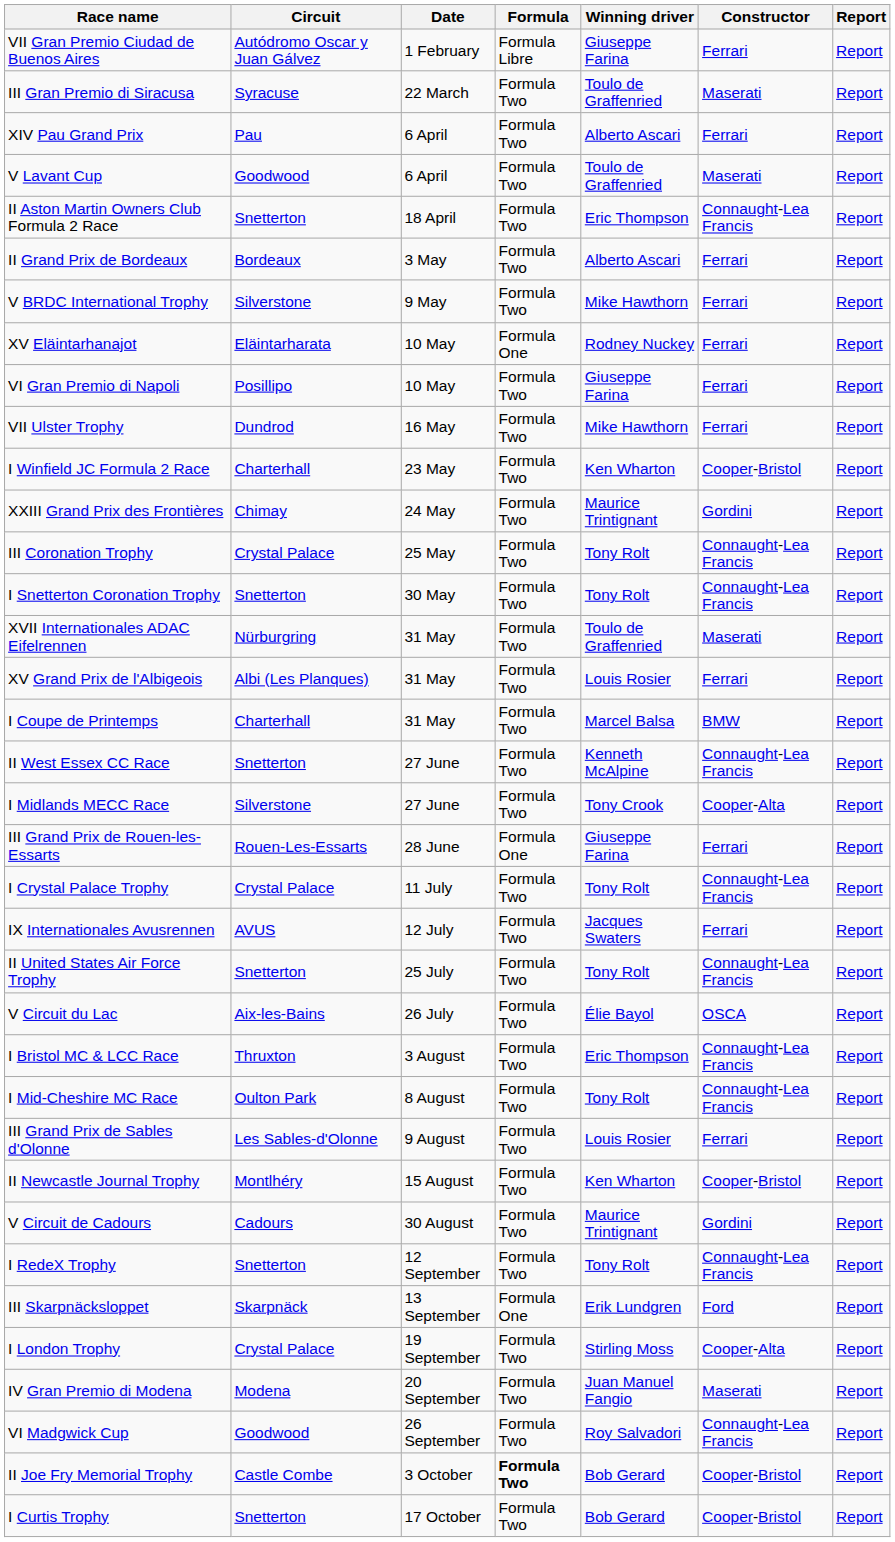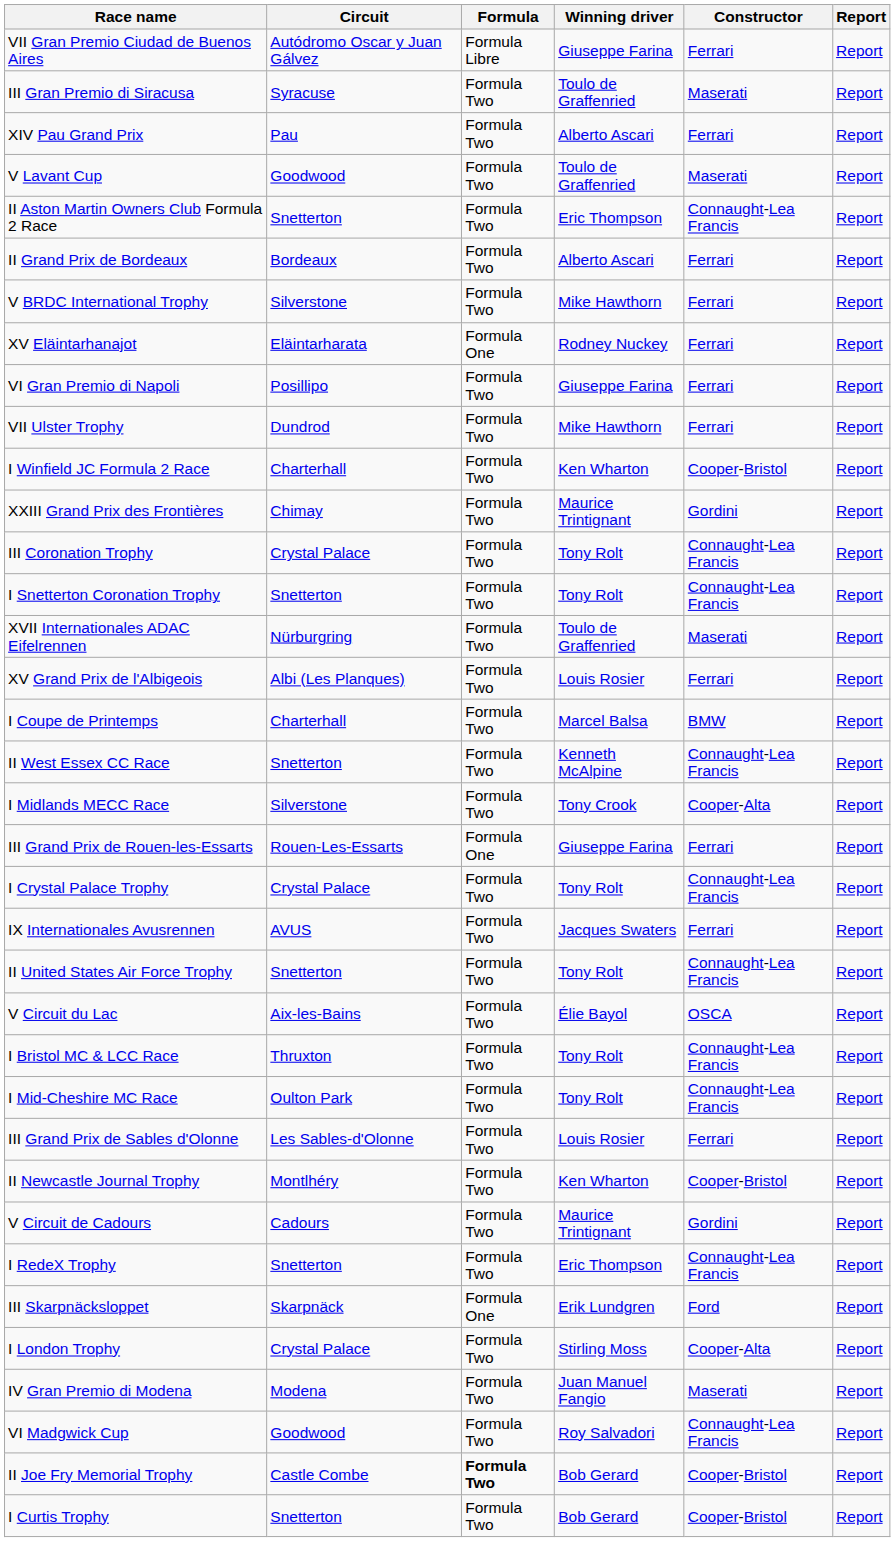- column: (448, 17)
(637, 1055) Eric Thompson -> (590, 1055) Tony Rolt
(617, 1265) Tony Rolt -> (610, 1265) Eric Thompson
